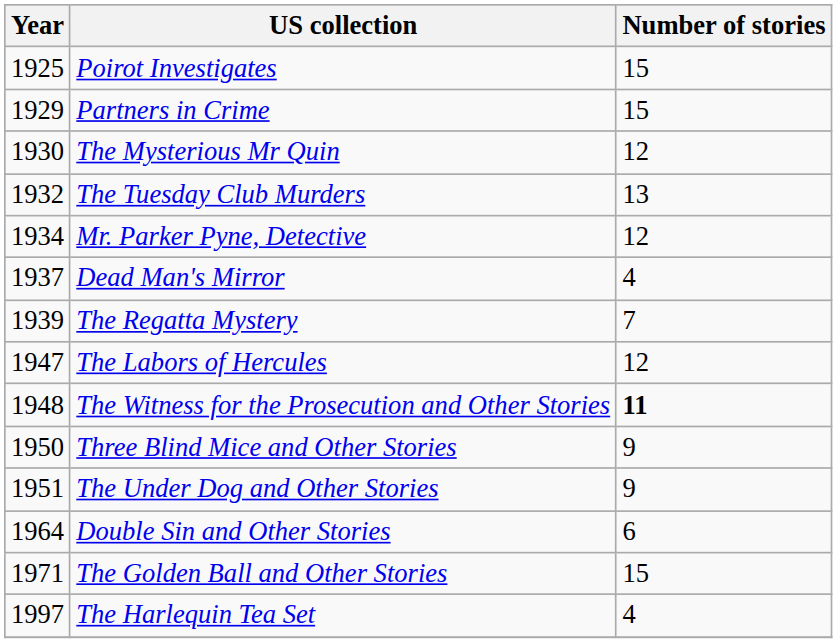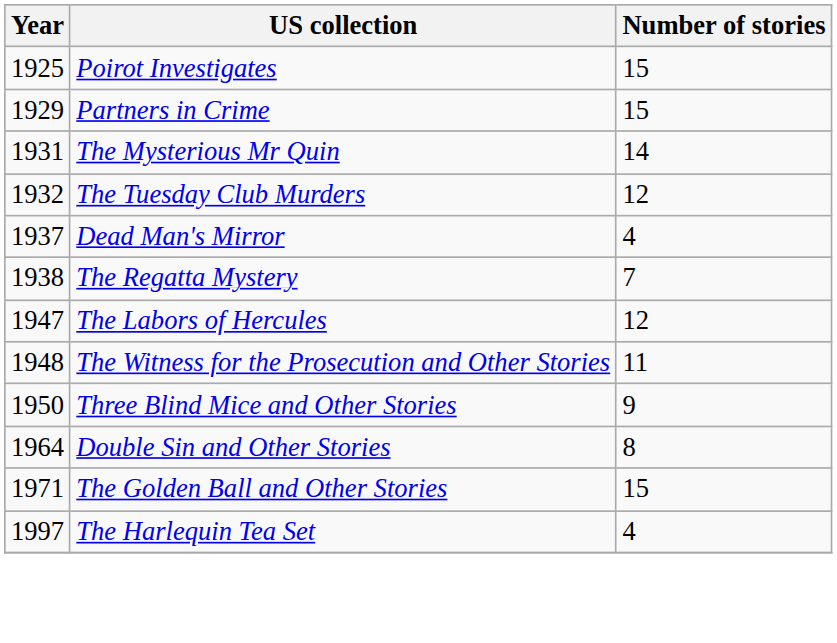(38, 151) 1930 -> (38, 151) 1931
(636, 151) 12 -> (636, 151) 14
(636, 194) 13 -> (636, 194) 12
- row: (221, 236)
(38, 320) 1939 -> (38, 278) 1938
(635, 404) bold -> (635, 362) normal
- row: (257, 488)
(629, 531) 6 -> (629, 446) 8
